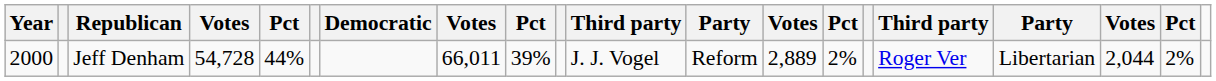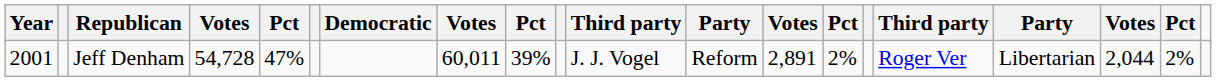(31, 58) 2000 -> (31, 58) 2001
(284, 58) 44% -> (284, 58) 47%
(471, 58) 66,011 -> (471, 58) 60,011
(792, 58) 2,889 -> (792, 58) 2,891
